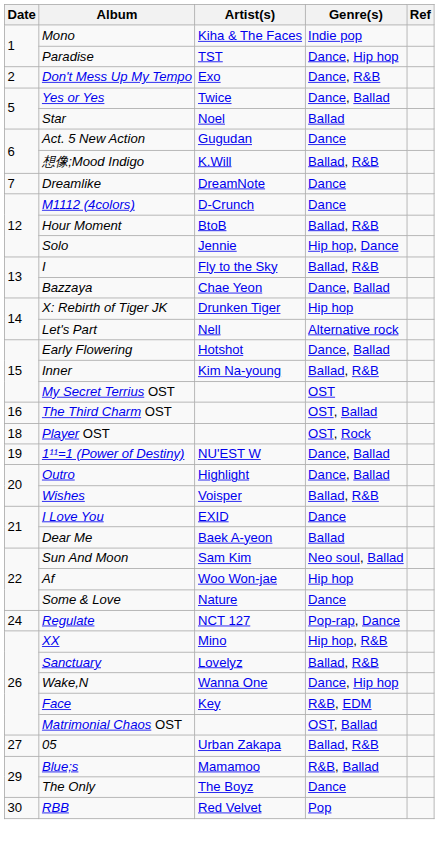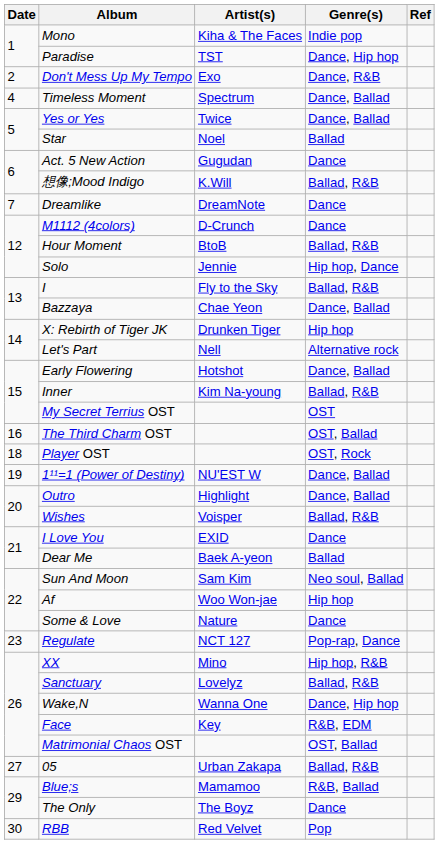+ row: (94, 98)
(15, 620) 24 -> (15, 641) 23
